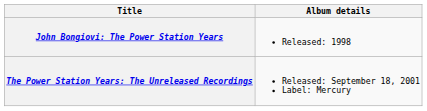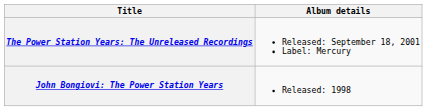rows swapped: (130, 37) <-> (130, 81)
